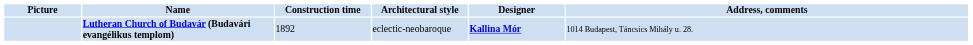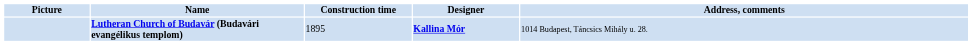- column: (420, 10)
(285, 29) 1892 -> (315, 29) 1895
